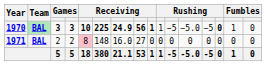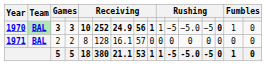(102, 28) 225 -> (102, 28) 252
(86, 41) pink background -> (86, 41) no background
(102, 41) 148 -> (102, 41) 128
(122, 41) 16.0 -> (122, 41) 16.1
(141, 41) 27 -> (141, 41) 57
